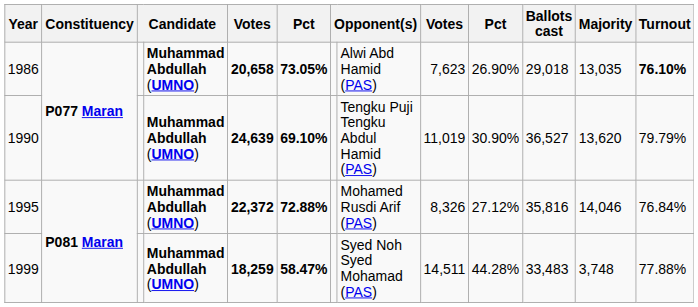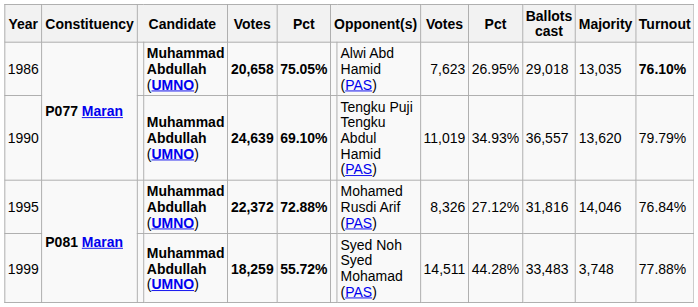(304, 69) 73.05% -> (304, 69) 75.05%
(495, 69) 26.90% -> (495, 69) 26.95%
(495, 138) 30.90% -> (495, 138) 34.93%
(547, 138) 36,527 -> (547, 138) 36,557
(547, 207) 35,816 -> (547, 207) 31,816
(304, 268) 58.47% -> (304, 268) 55.72%
